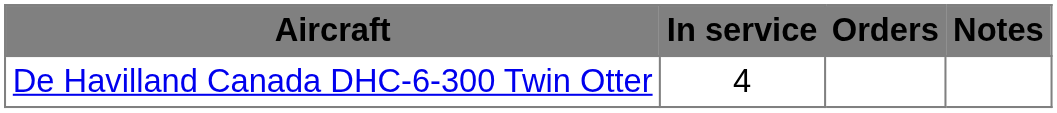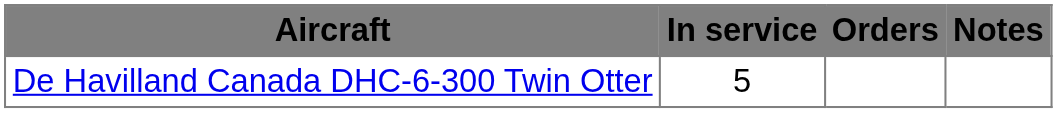(742, 80) 4 -> (742, 80) 5
